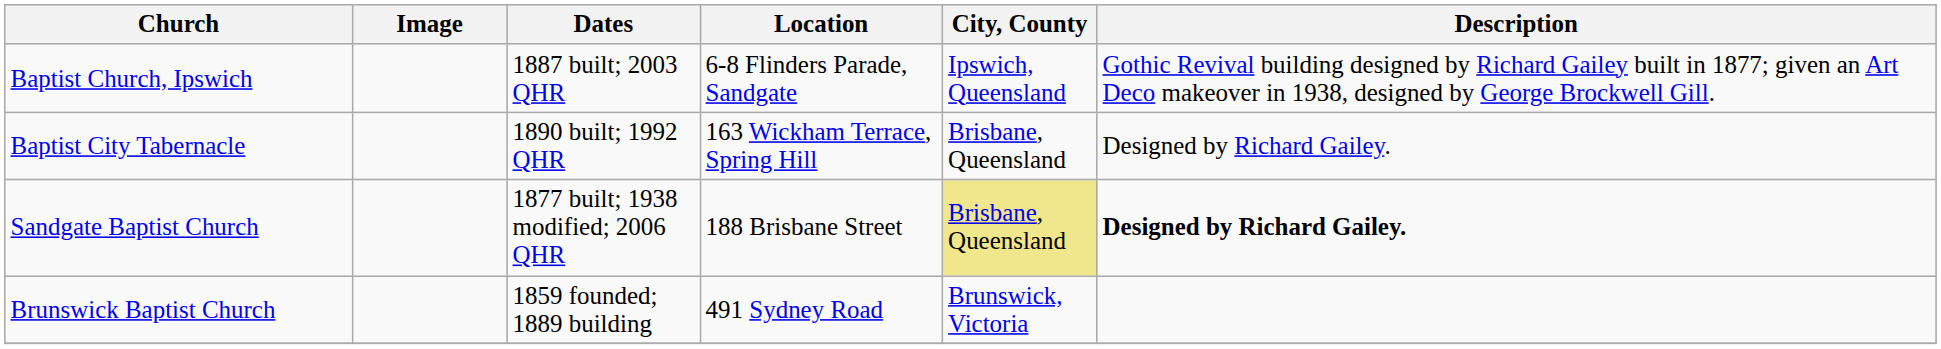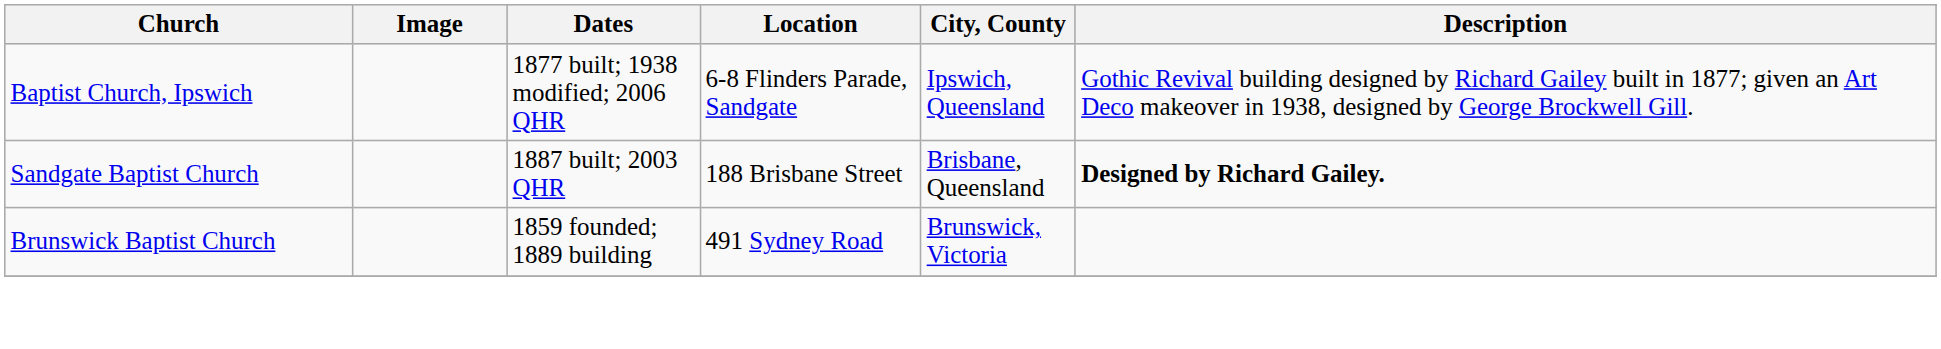(595, 77) 1887 built; 2003 QHR -> (595, 91) 1877 built; 1938 modified; 2006 QHR
- row: (128, 145)
(595, 227) 1877 built; 1938 modified; 2006 QHR -> (595, 173) 1887 built; 2003 QHR
(1007, 227) khaki background -> (986, 173) no background
